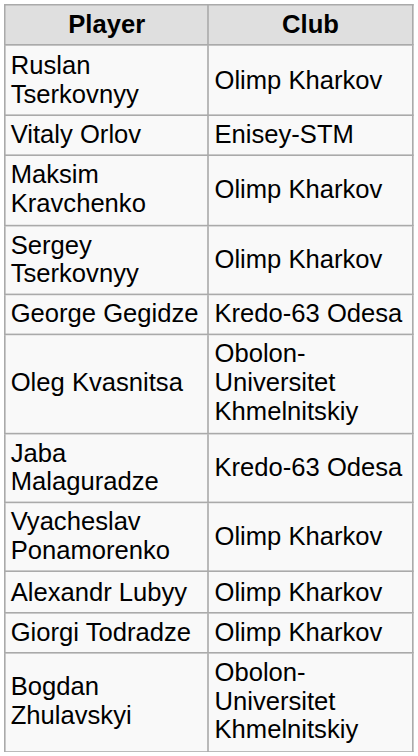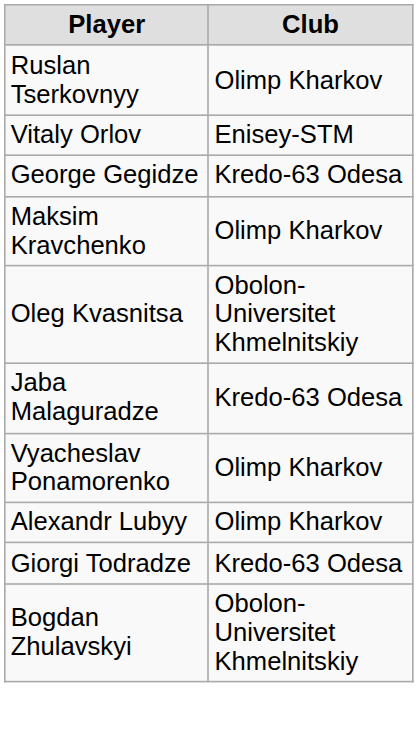rows swapped: (78, 189) <-> (105, 314)
- row: (75, 259)
(298, 632) Olimp Kharkov -> (308, 563) Kredo-63 Odesa
